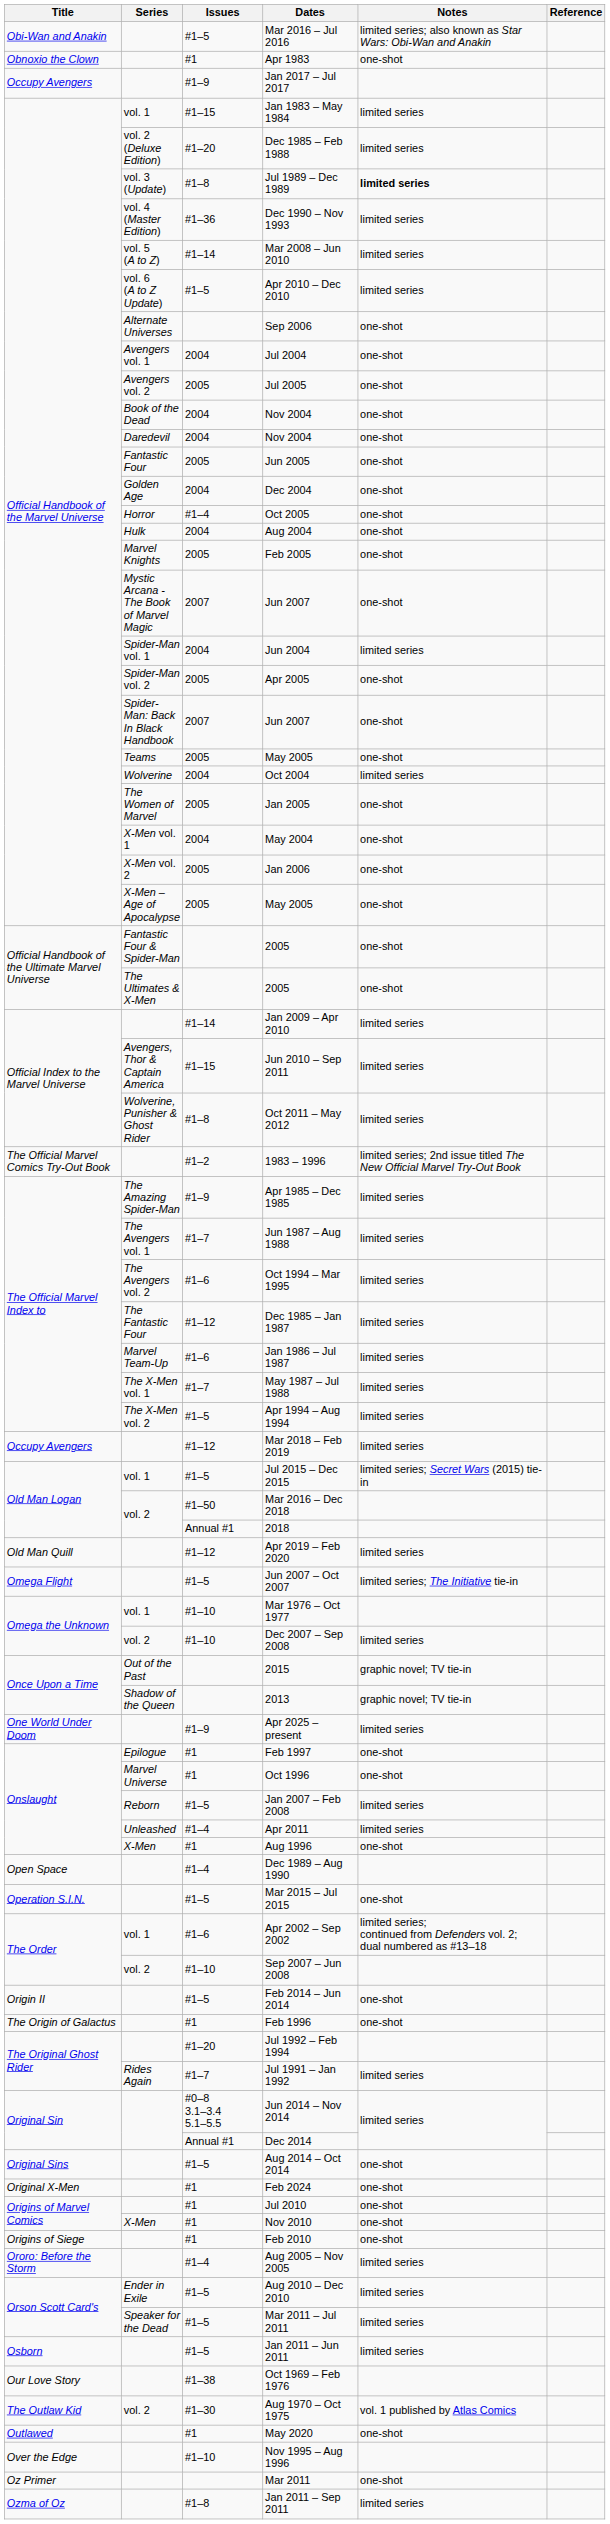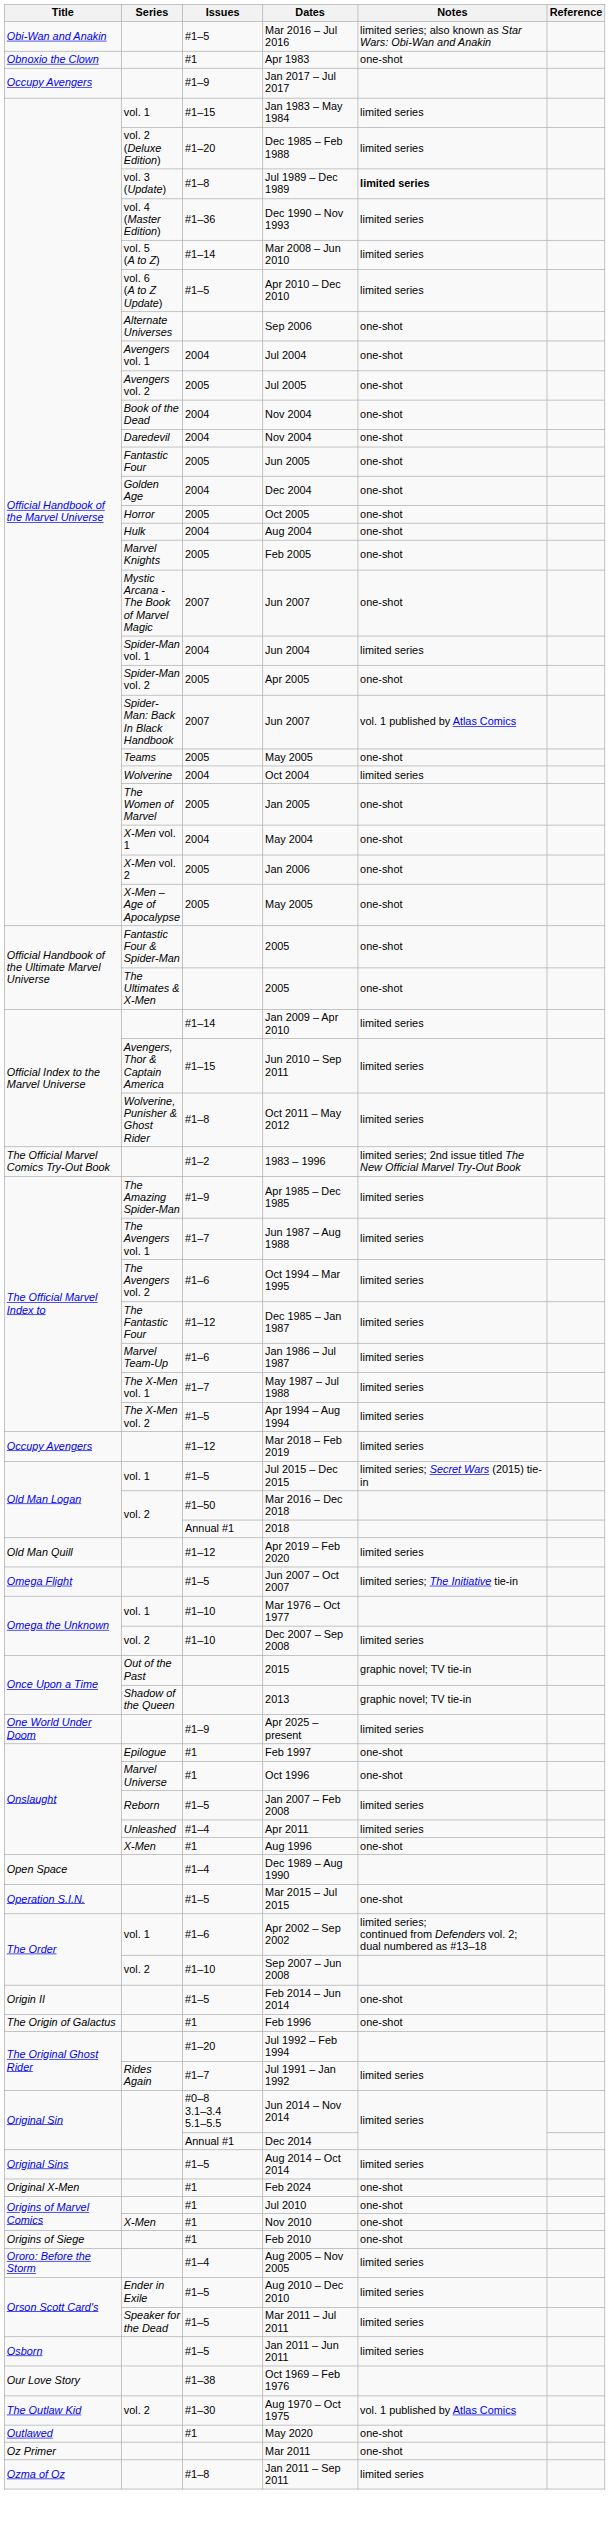(197, 514) #1–4 -> (197, 514) 2005
(381, 722) one-shot -> (438, 722) vol. 1 published by Atlas Comics
(381, 2164) one-shot -> (392, 2164) limited series
- row: (152, 2457)
